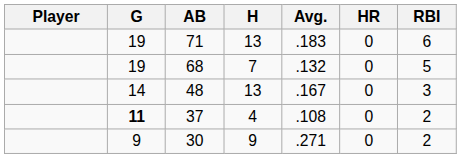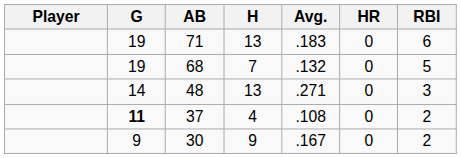(311, 91) .167 -> (311, 91) .271
(311, 141) .271 -> (311, 141) .167
